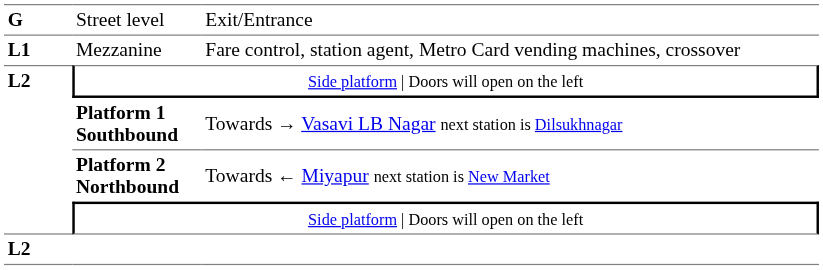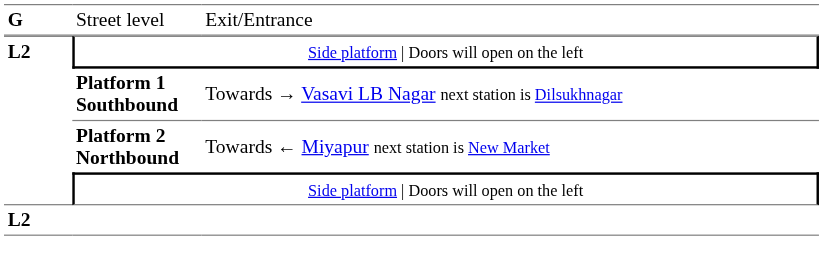- row: (119, 50)
